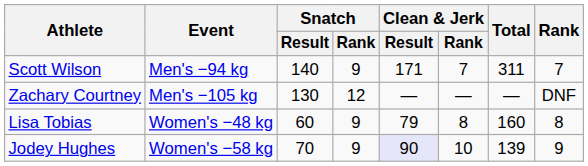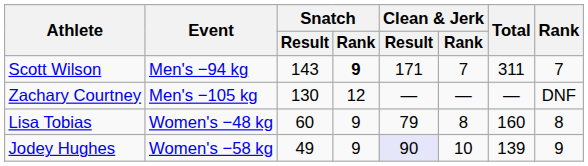(305, 69) 140 -> (305, 69) 143
(356, 69) normal -> (356, 69) bold
(305, 149) 70 -> (305, 149) 49
